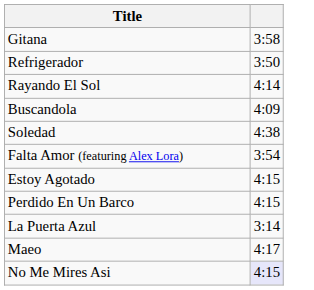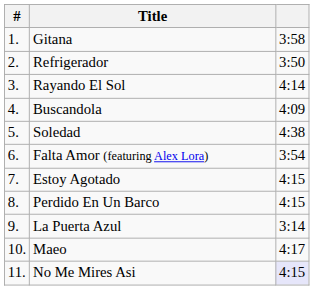+ column: (17, 16)
